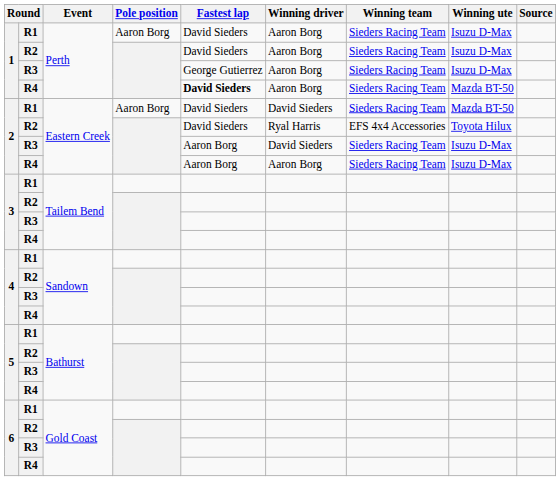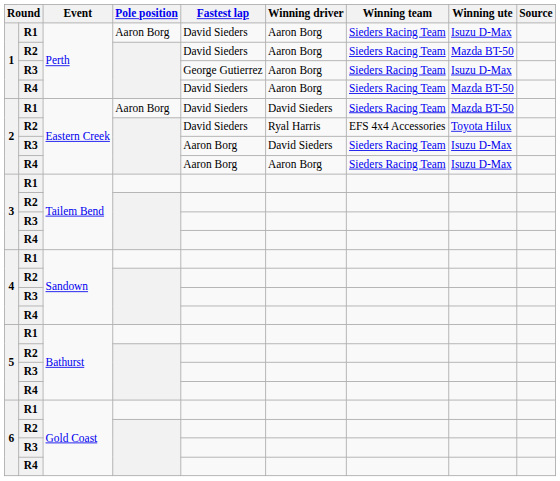(481, 51) Isuzu D-Max -> (482, 51) Mazda BT-50
(217, 88) bold -> (215, 88) normal
